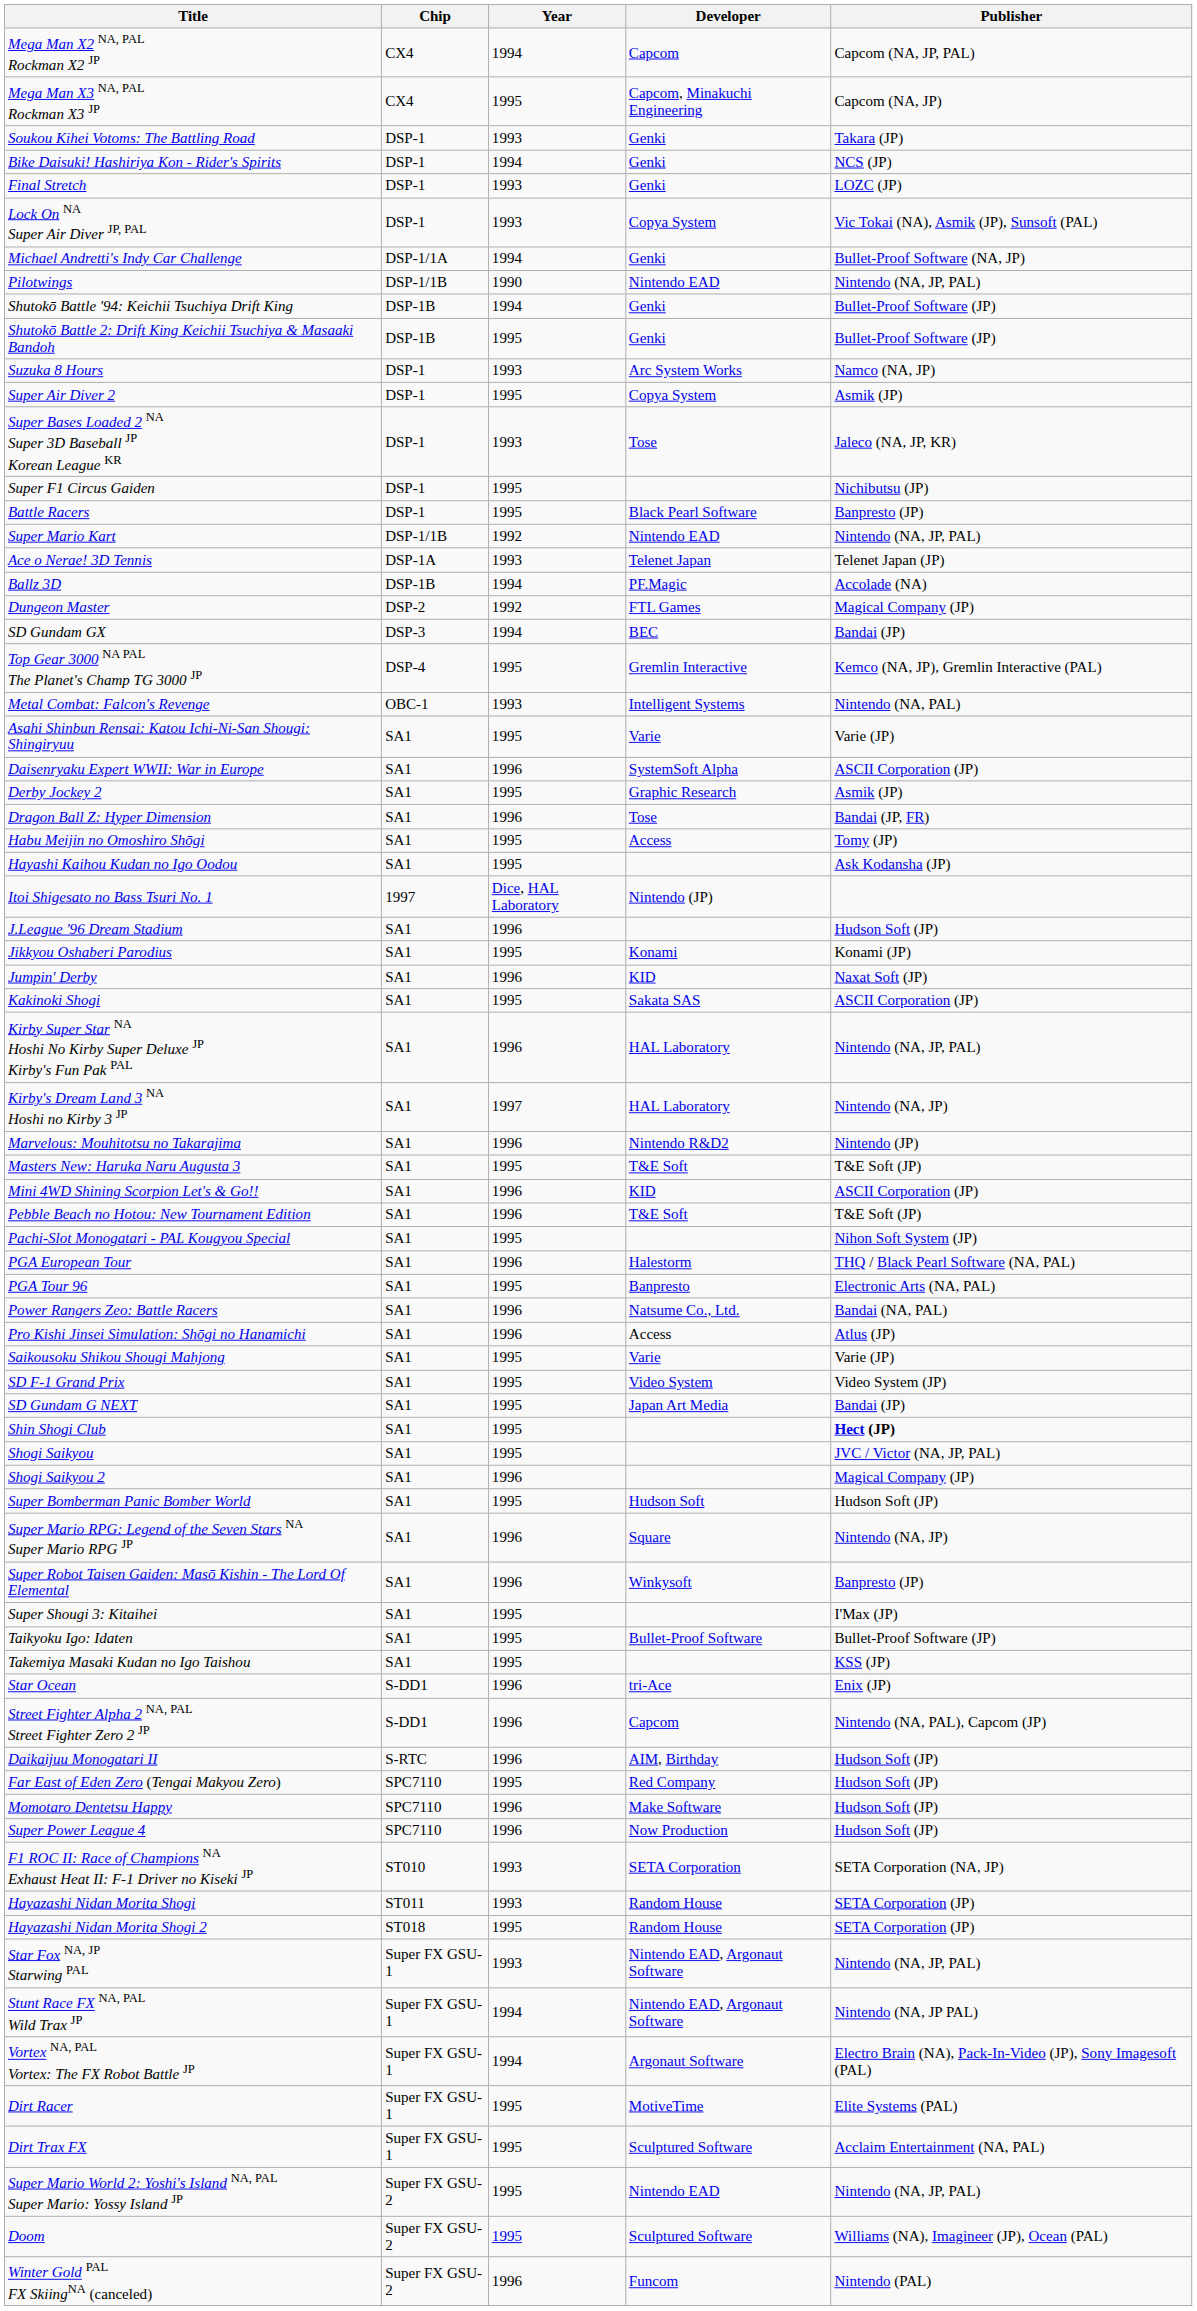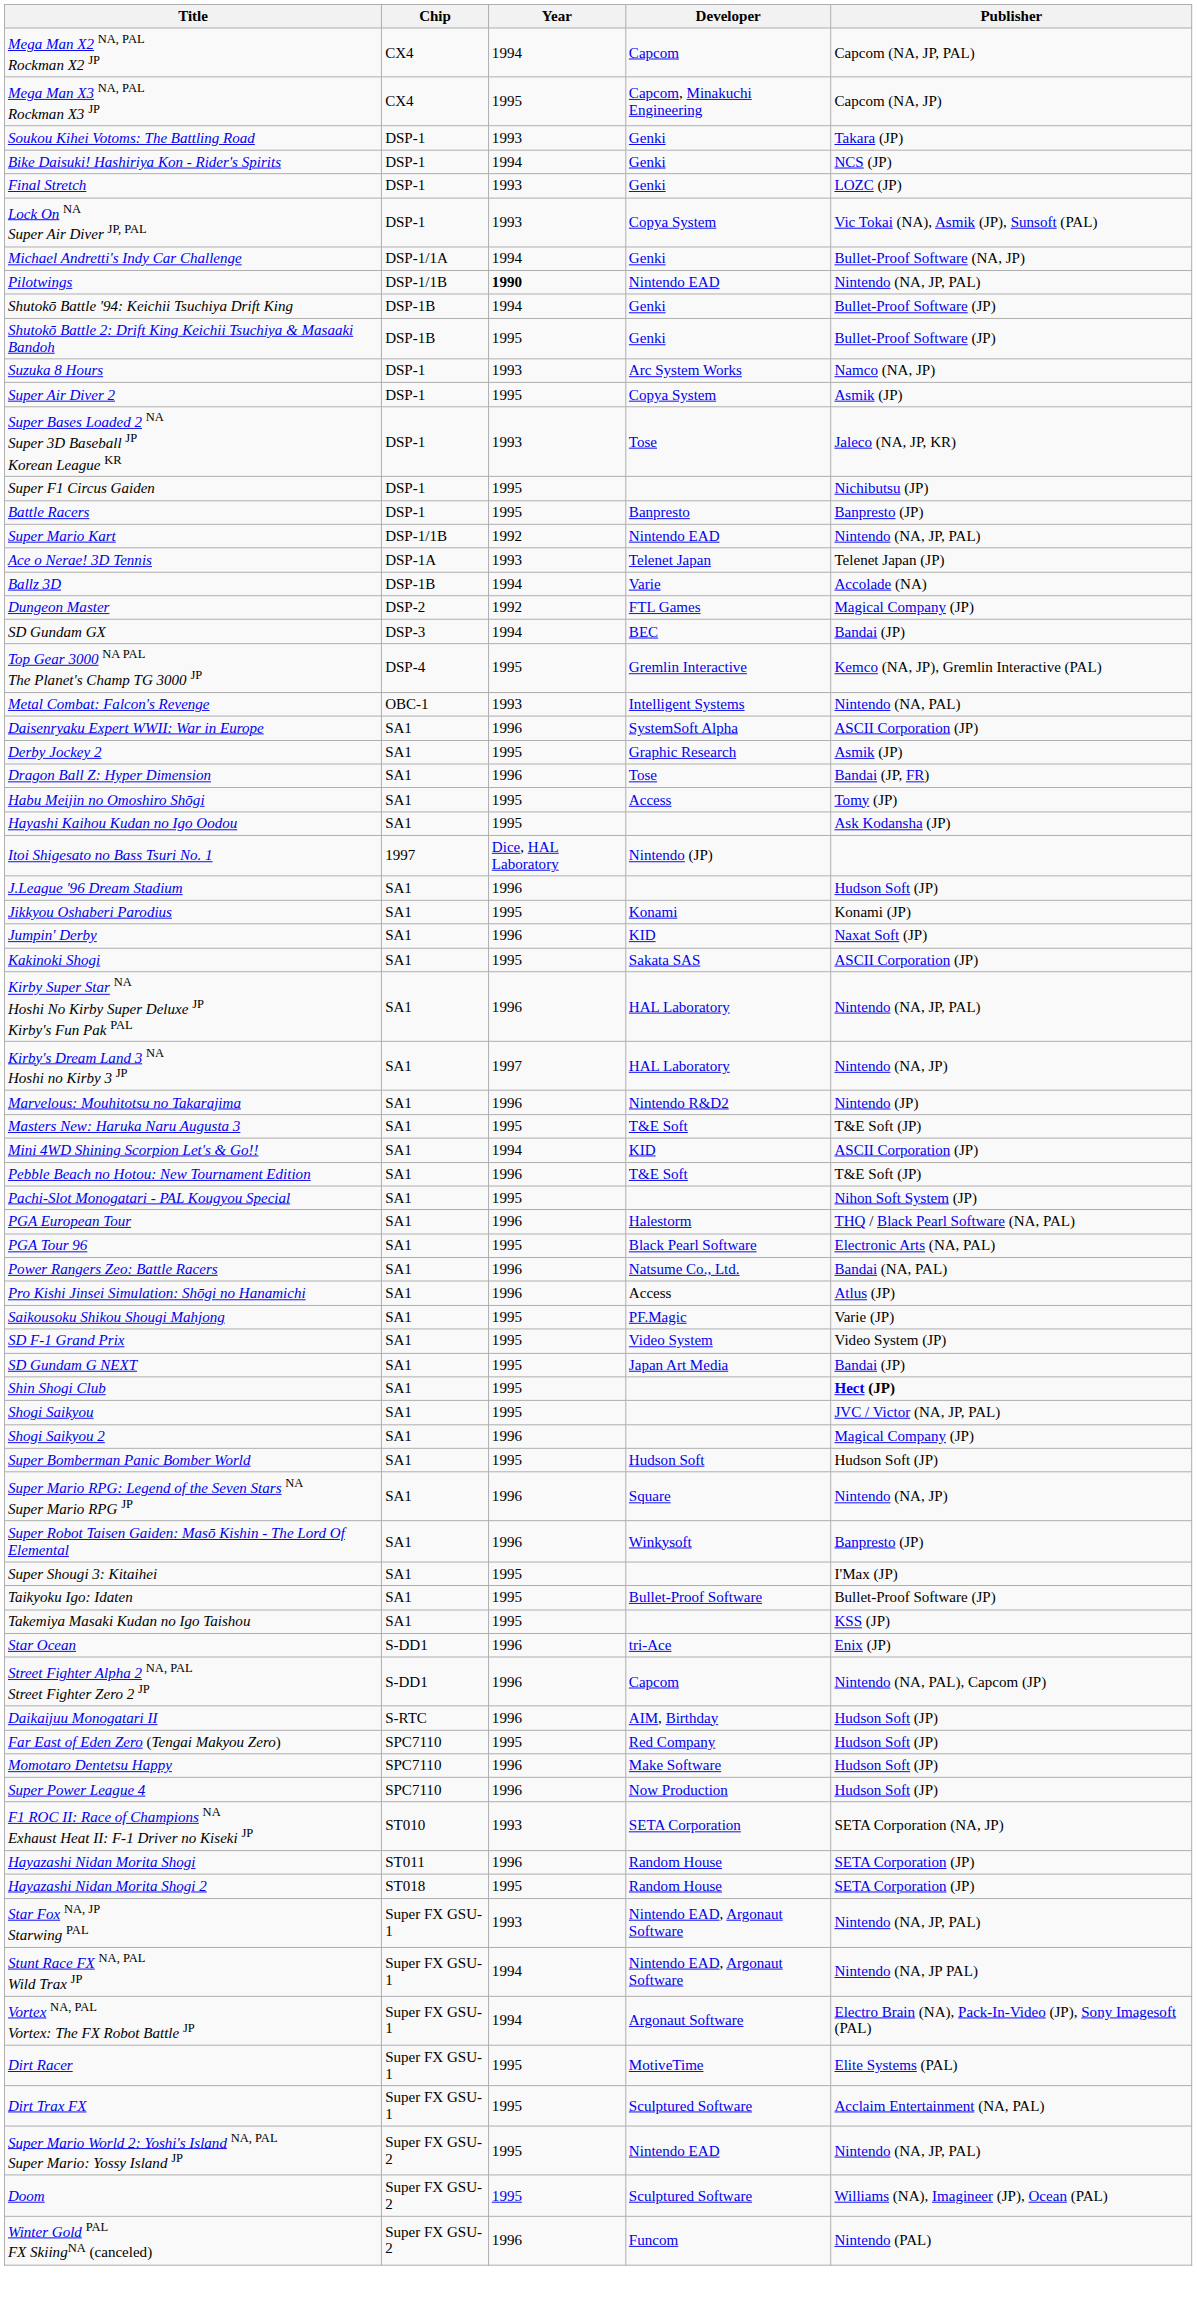(507, 282) normal -> (507, 282) bold
(693, 512) Black Pearl Software -> (659, 512) Banpresto
(658, 583) PF.Magic -> (645, 583) Varie
- row: (159, 736)
(507, 1190) 1996 -> (507, 1150) 1994
(659, 1286) Banpresto -> (693, 1245) Black Pearl Software
(645, 1357) Varie -> (658, 1317) PF.Magic
(507, 1903) 1993 -> (507, 1862) 1996
